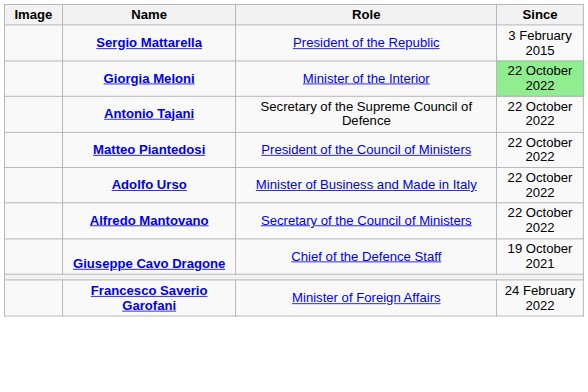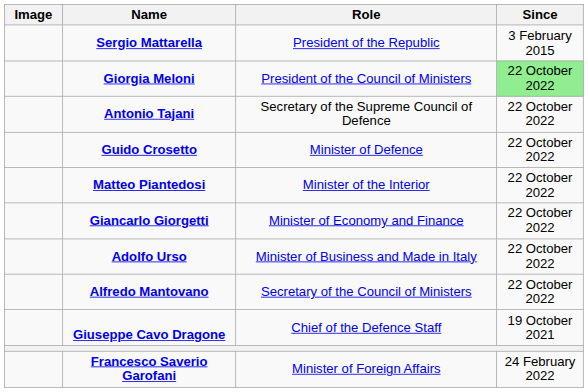(366, 78) Minister of the Interior -> (366, 78) President of the Council of Ministers
+ row: (149, 149)
(366, 149) President of the Council of Ministers -> (366, 185) Minister of the Interior
+ row: (149, 220)
